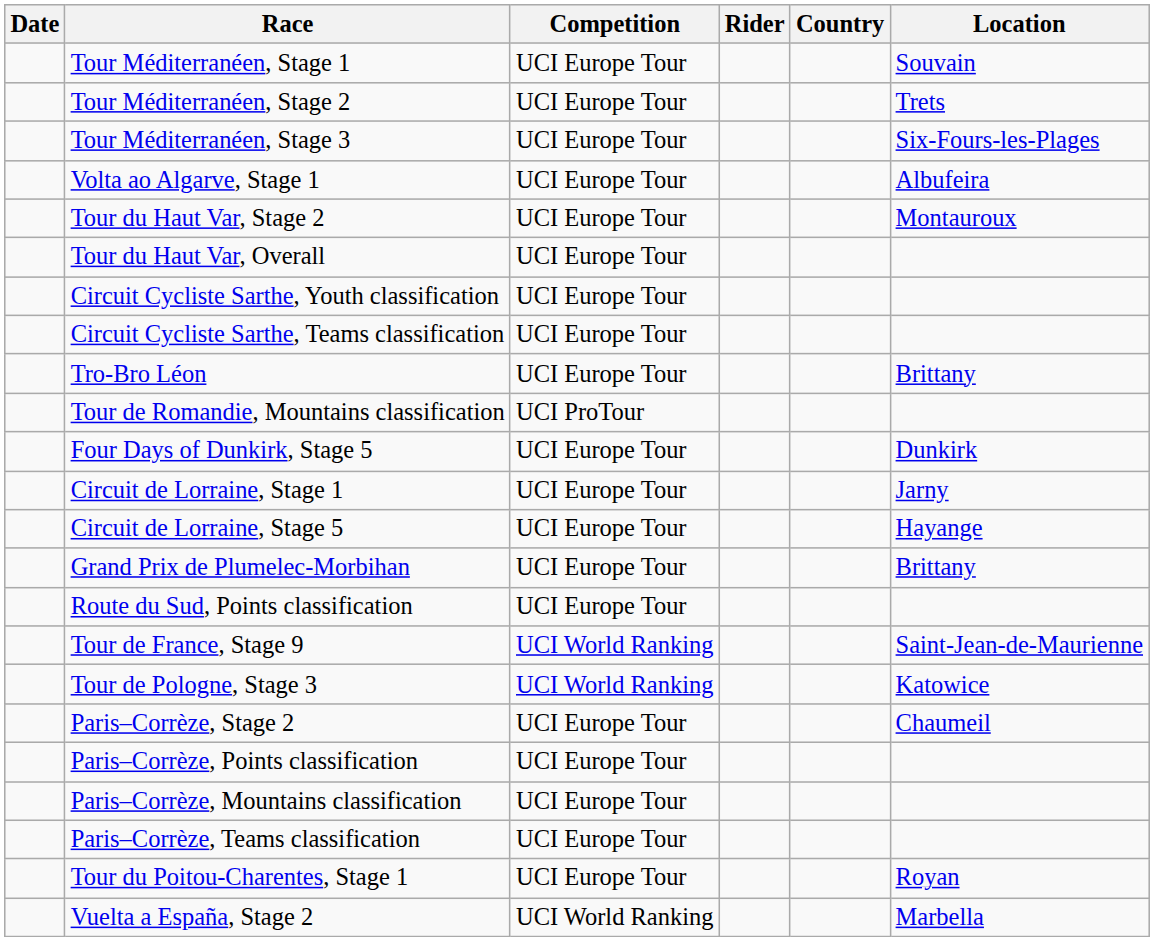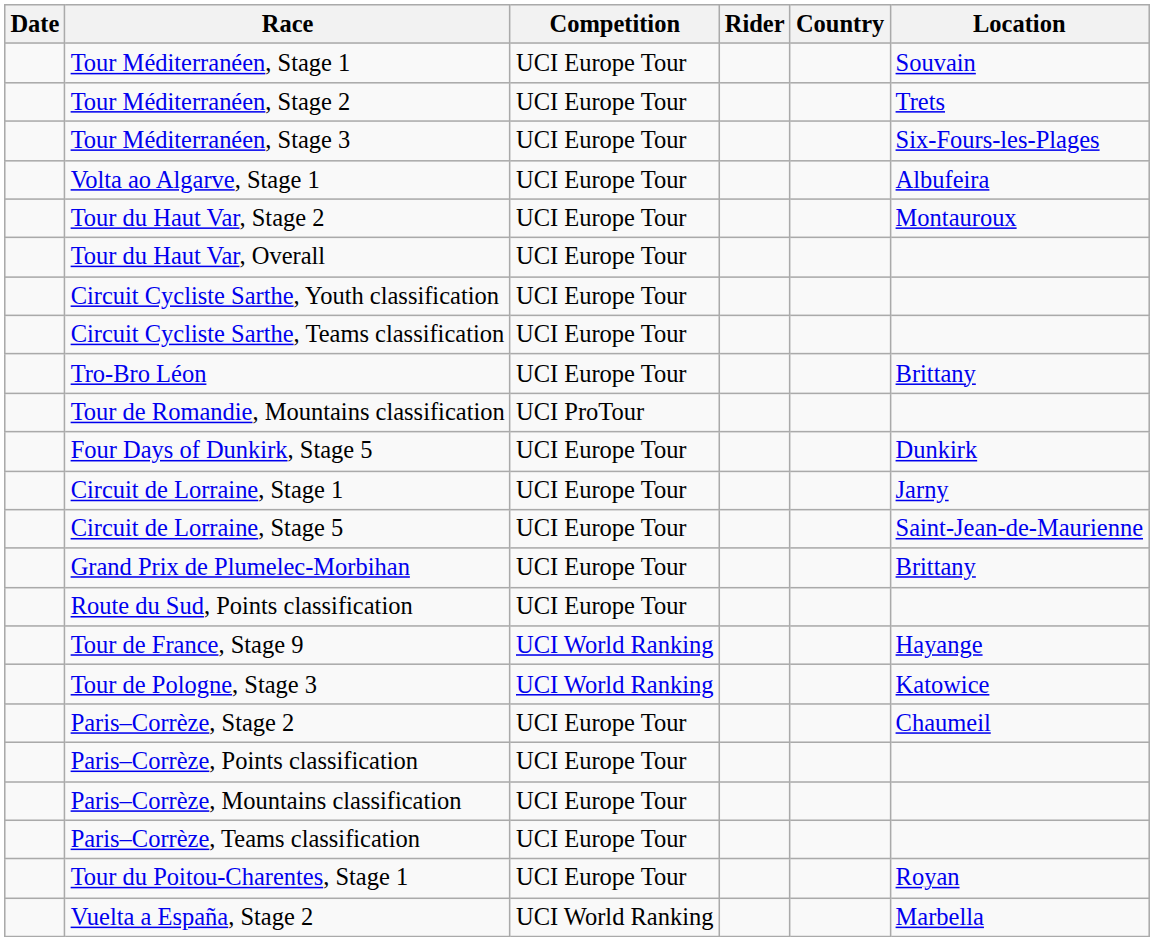(939, 528) Hayange -> (1019, 528) Saint-Jean-de-Maurienne
(1019, 645) Saint-Jean-de-Maurienne -> (939, 645) Hayange
